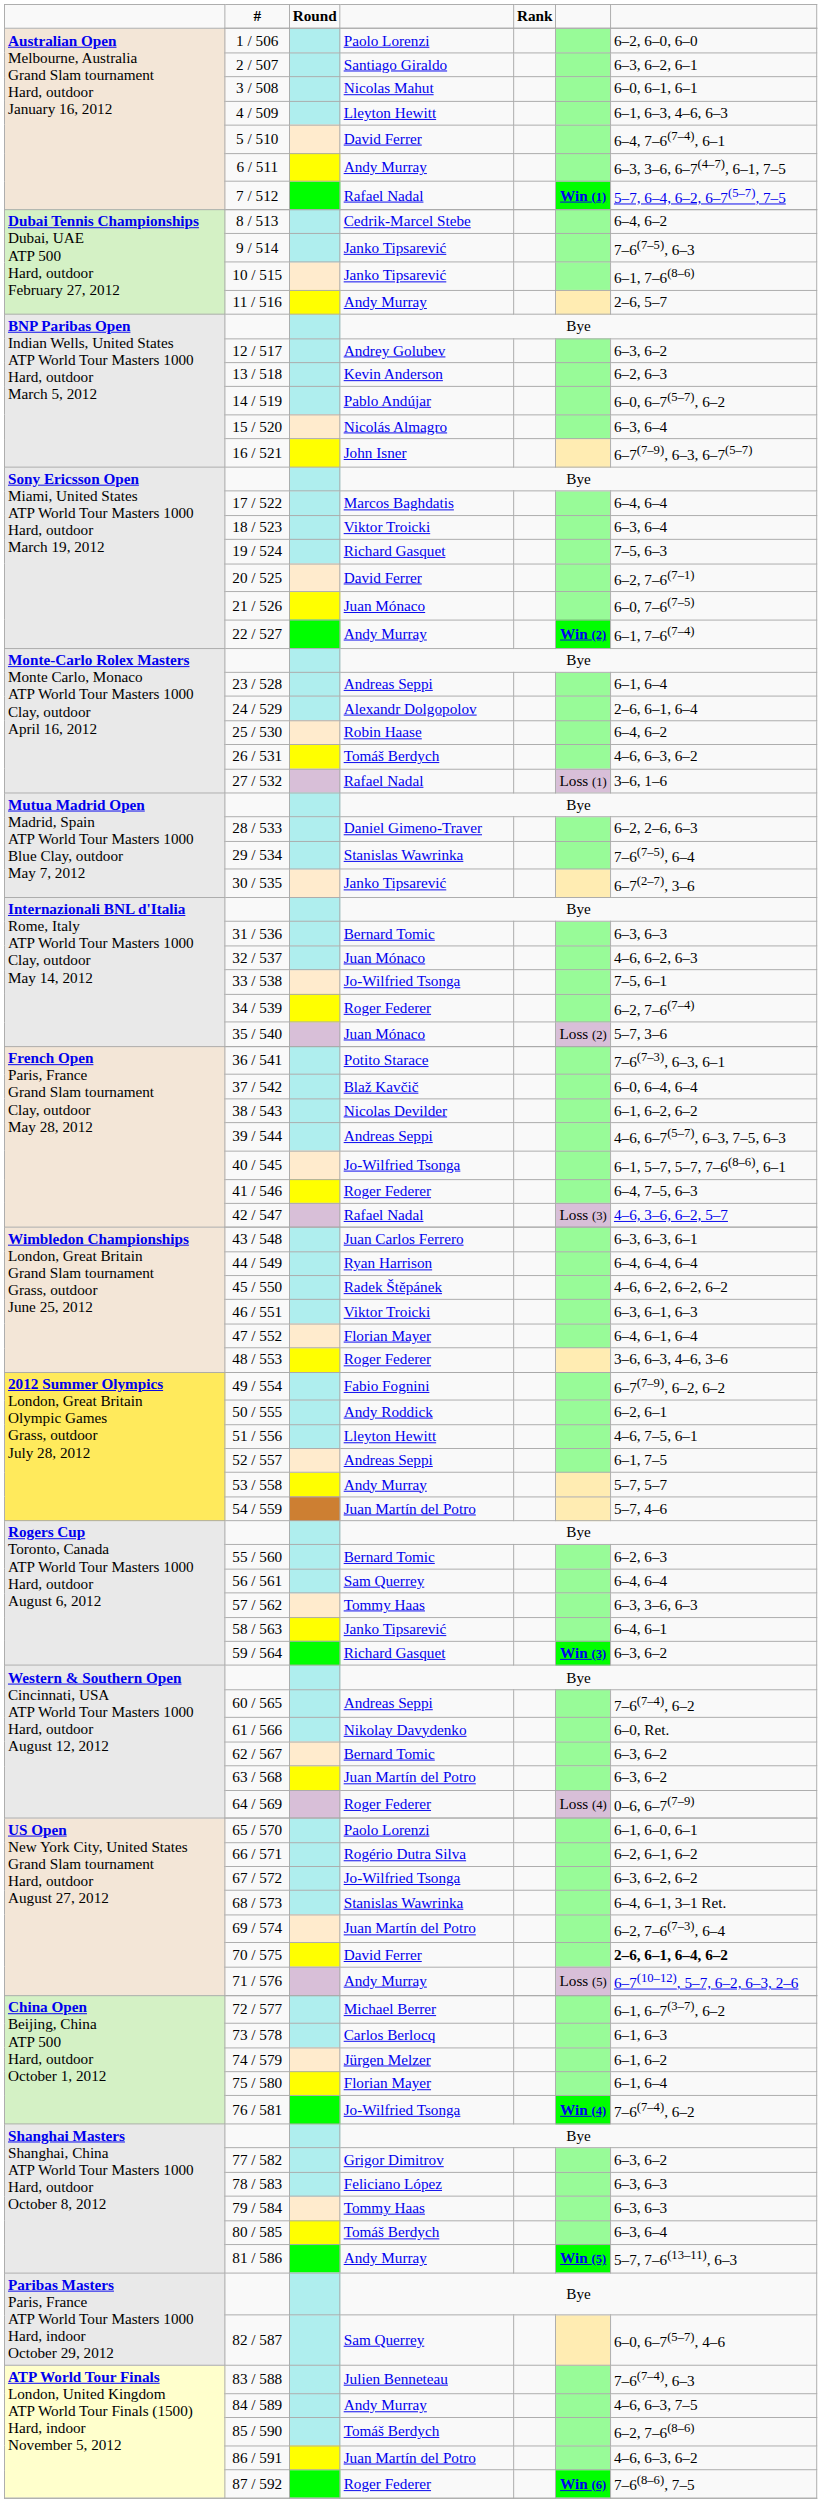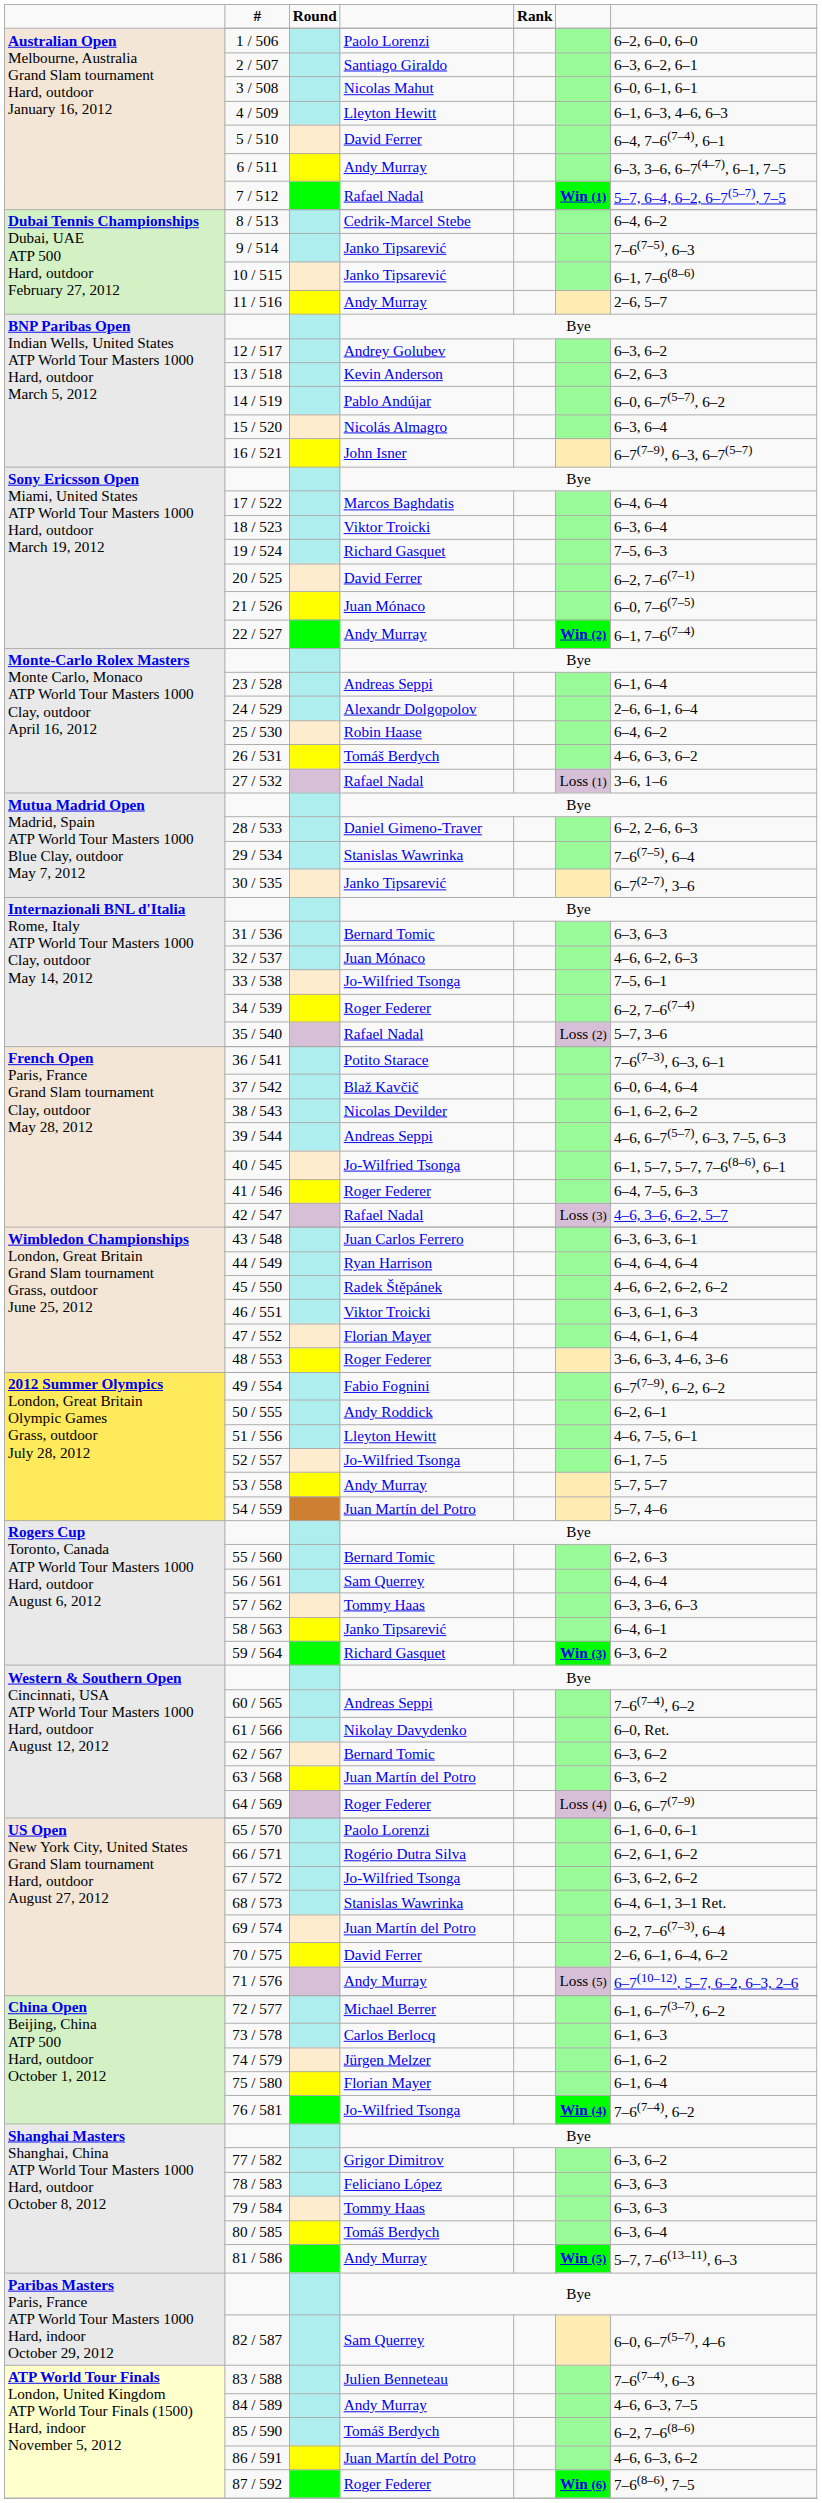(384, 1034) Juan Mónaco -> (384, 1034) Rafael Nadal
(388, 1460) Andreas Seppi -> (402, 1460) Jo-Wilfried Tsonga
(671, 1954) bold -> (671, 1954) normal
